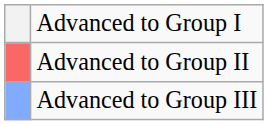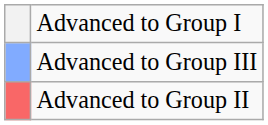rows swapped: (143, 61) <-> (147, 100)
